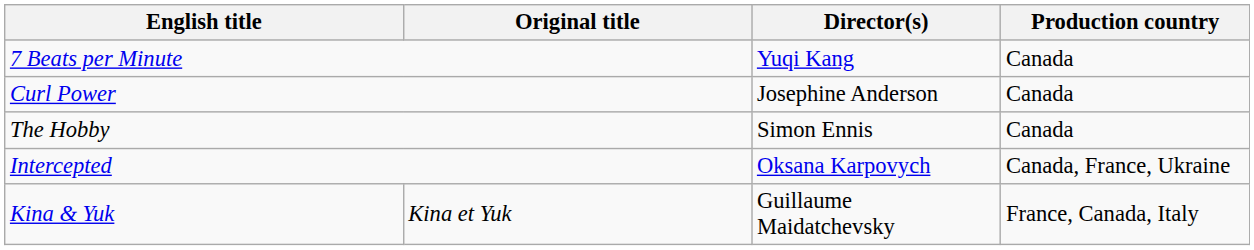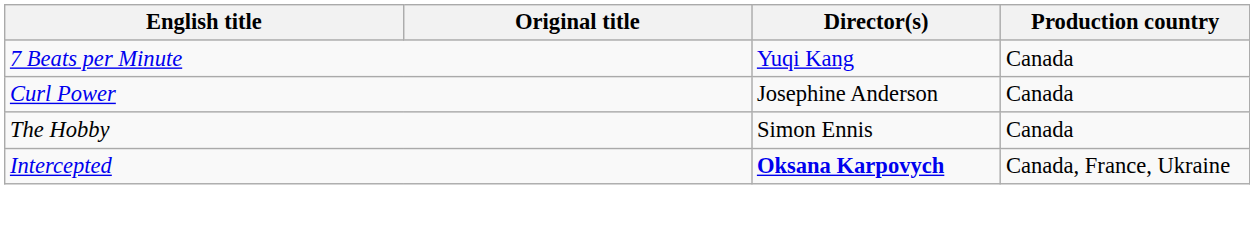(844, 165) normal -> (851, 165) bold
- row: (62, 213)
